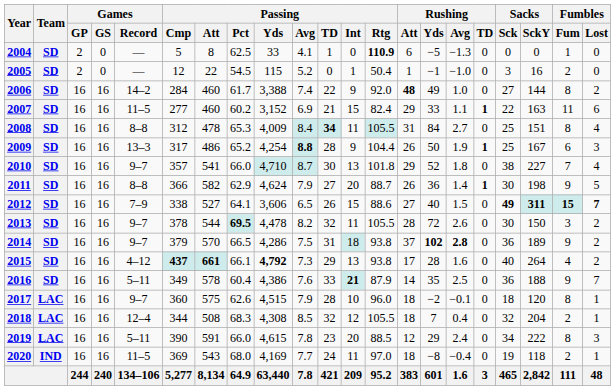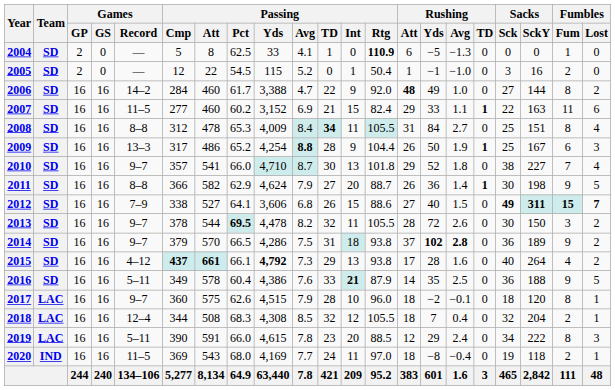(305, 90) 7.4 -> (305, 90) 4.7
(305, 204) 6.5 -> (305, 204) 6.8
(597, 280) 7 -> (597, 280) 5
